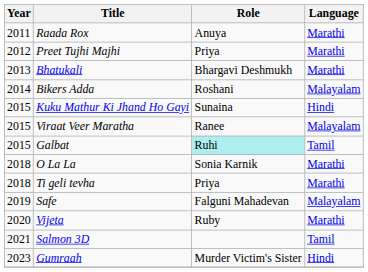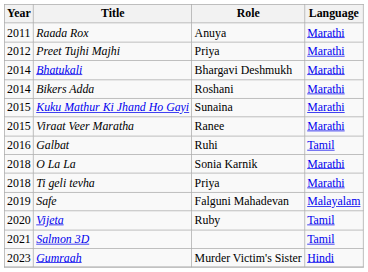(19, 70) 2013 -> (19, 70) 2014
(334, 88) Malayalam -> (326, 88) Marathi
(321, 107) Hindi -> (326, 107) Marathi
(334, 126) Malayalam -> (326, 126) Marathi
(19, 145) 2015 -> (19, 145) 2016
(206, 145) paleturquoise background -> (206, 145) no background
(326, 220) Marathi -> (321, 220) Tamil
